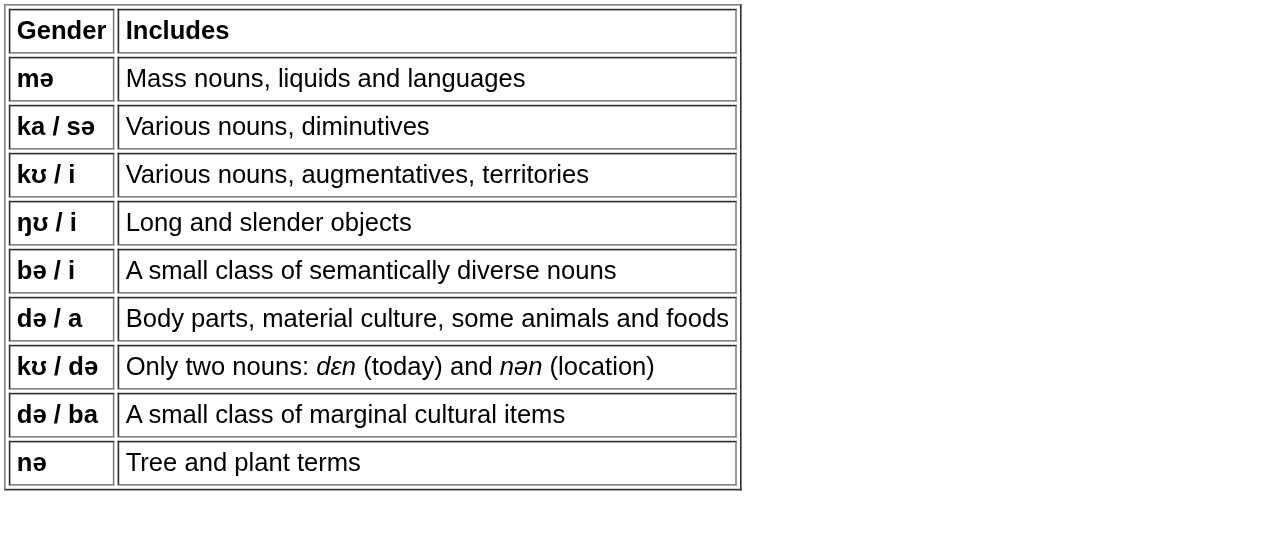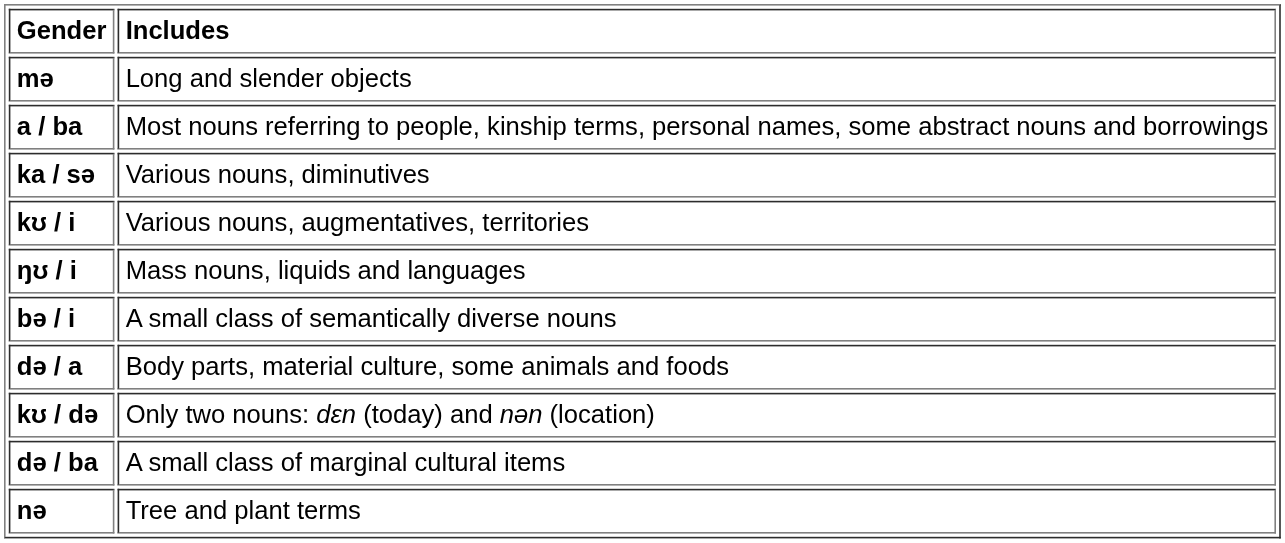(326, 78) Mass nouns, liquids and languages -> (269, 78) Long and slender objects
+ row: (50, 126)
(269, 222) Long and slender objects -> (326, 270) Mass nouns, liquids and languages
